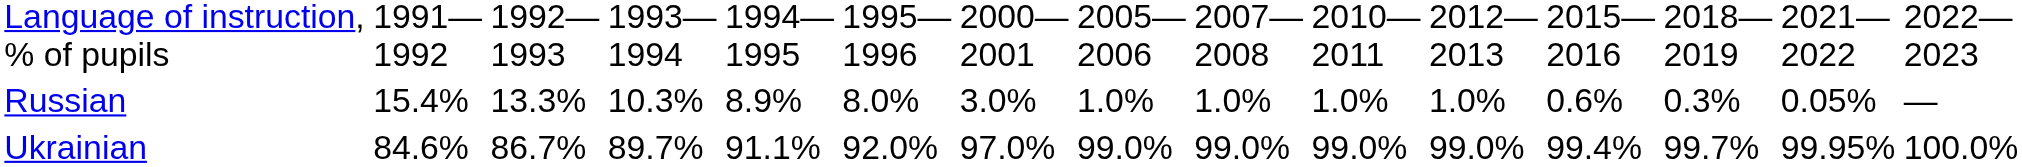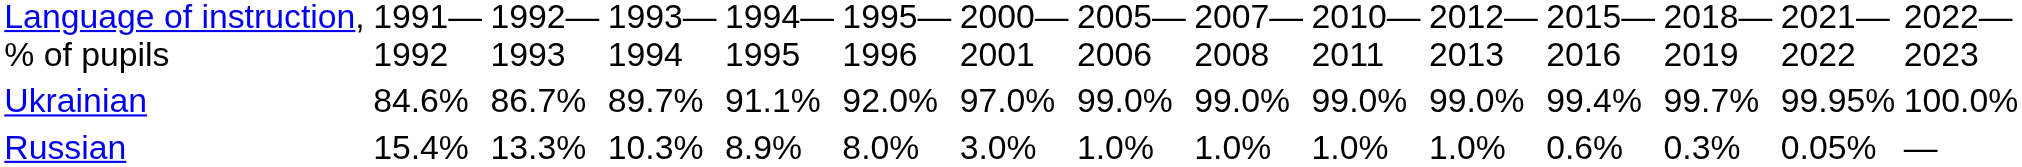rows swapped: (76, 147) <-> (65, 101)
